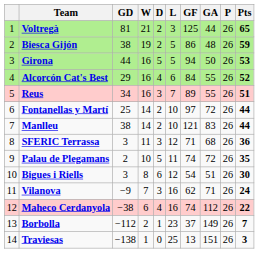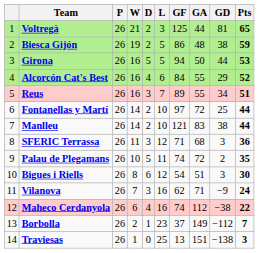columns swapped: (228, 12) <-> (125, 12)
